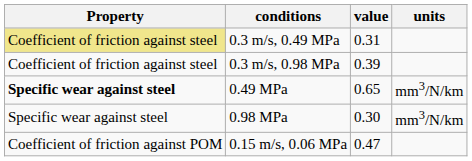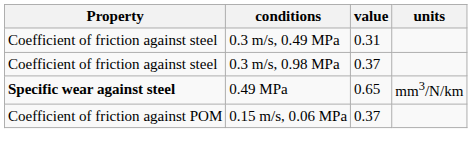(113, 40) khaki background -> (113, 40) no background
(367, 64) 0.39 -> (367, 64) 0.37
- row: (259, 117)
(367, 143) 0.47 -> (367, 115) 0.37
